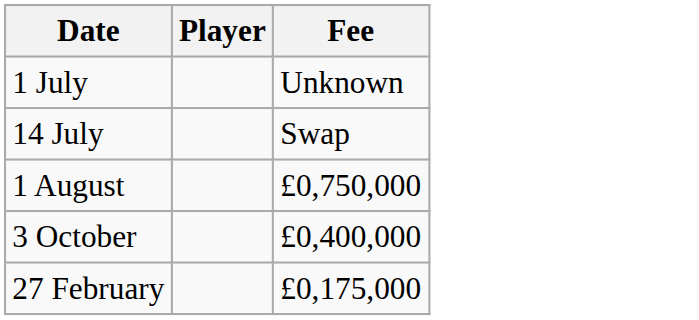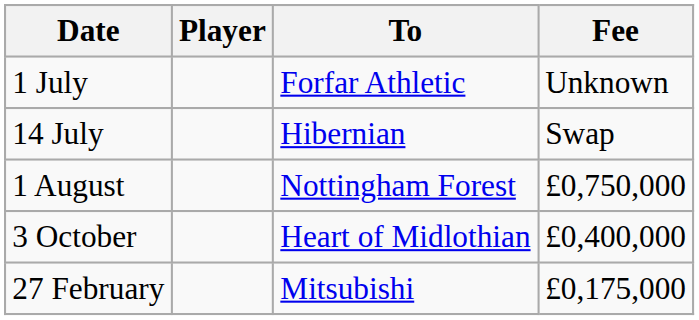+ column: (405, 30)
